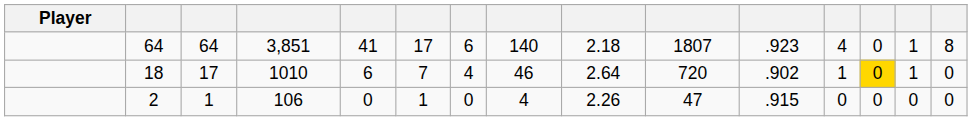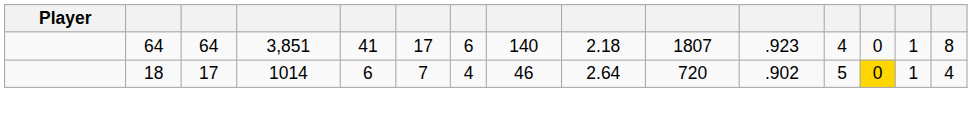(288, 73) 1010 -> (288, 73) 1014
(842, 73) 1 -> (842, 73) 5
(949, 73) 0 -> (949, 73) 4
- row: (154, 101)
